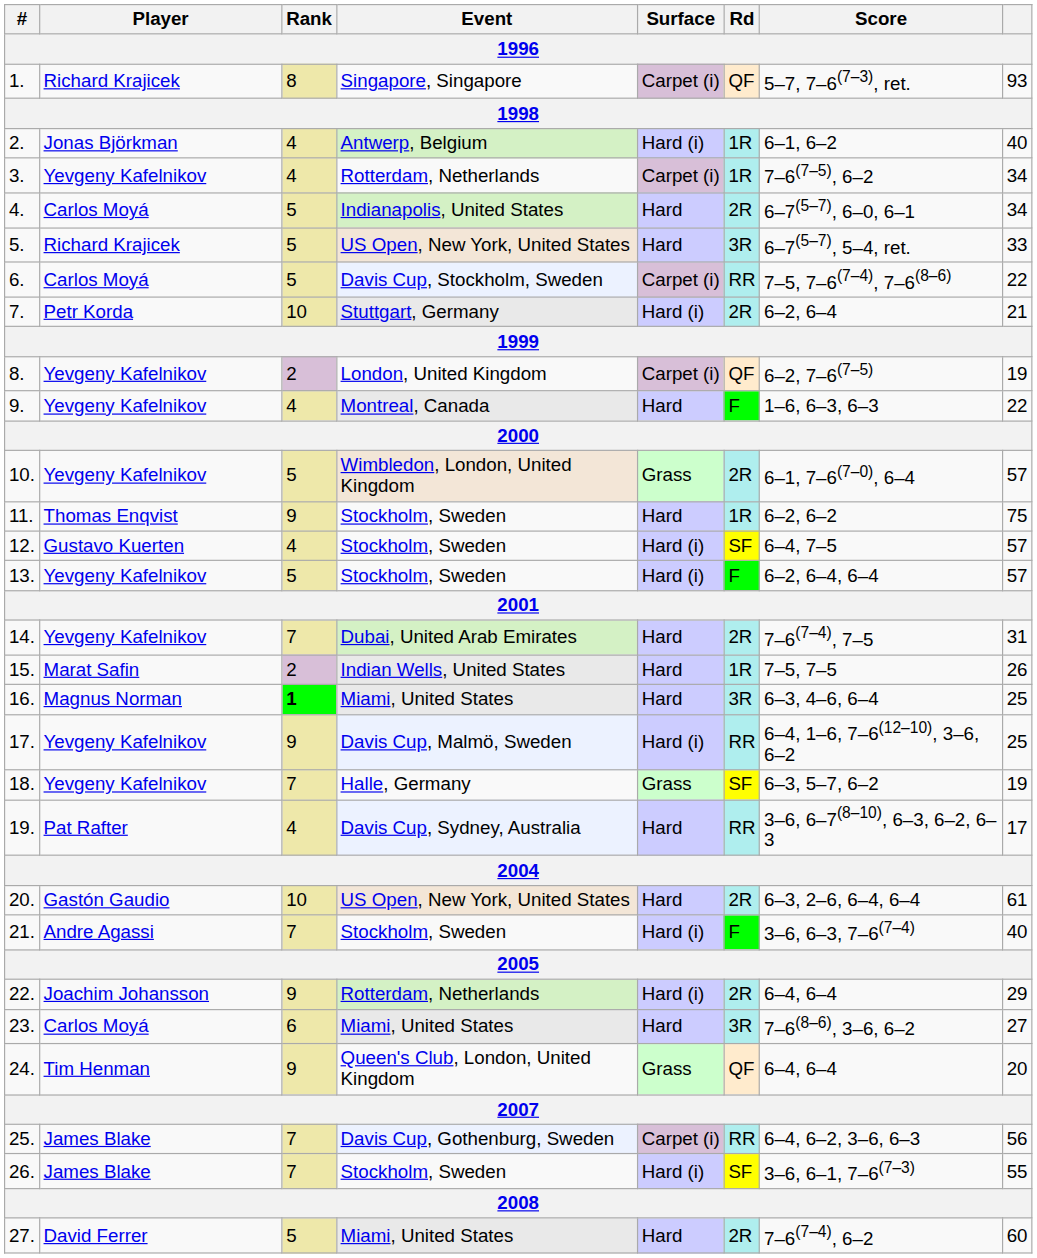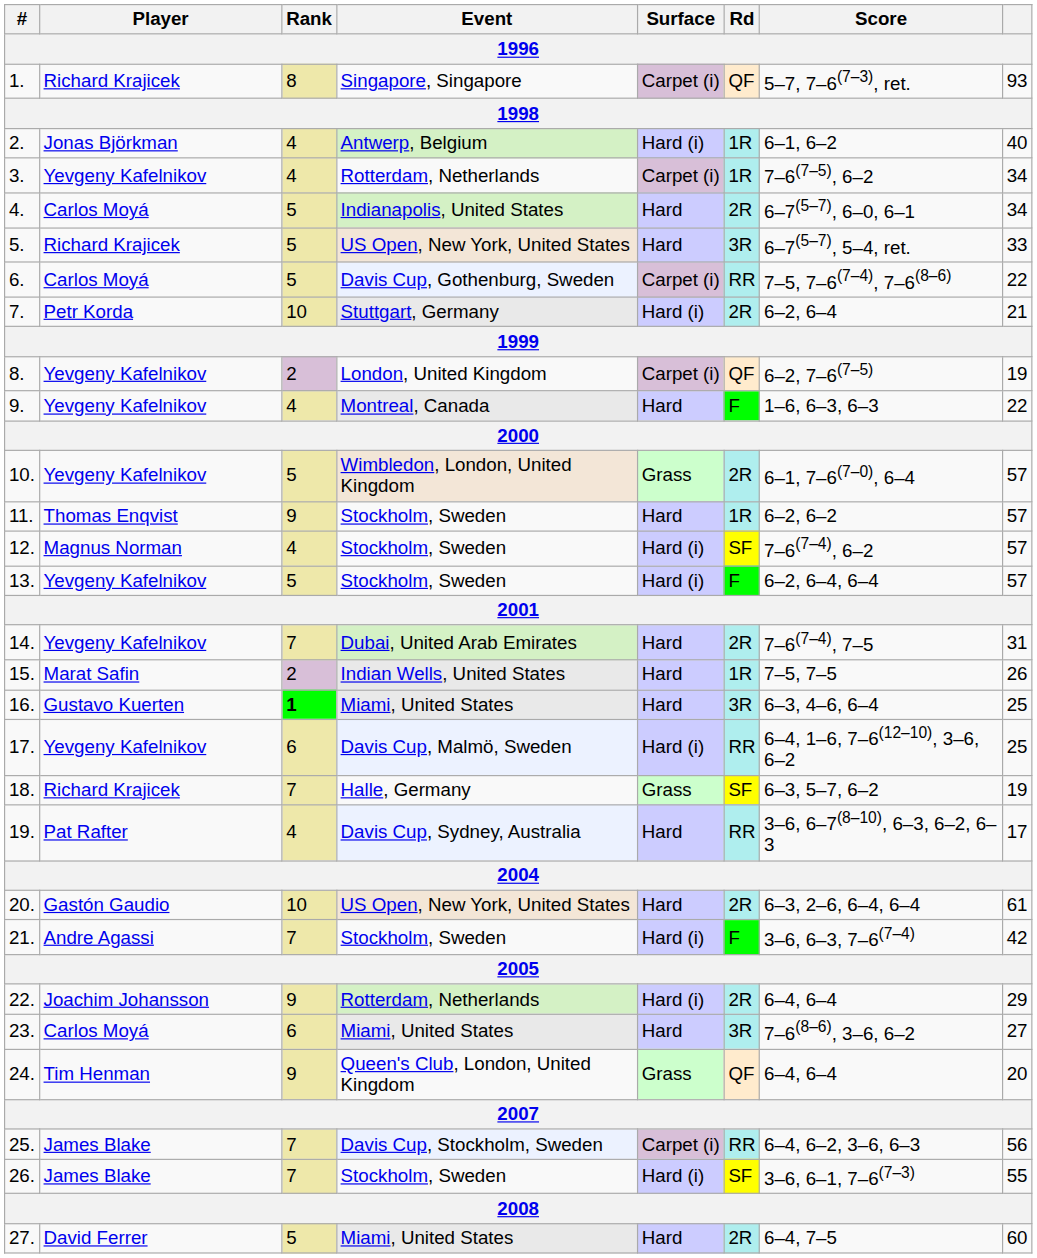(472, 279) Davis Cup, Stockholm, Sweden -> (477, 279) Davis Cup, Gothenburg, Sweden
(1017, 516) 75 -> (1017, 516) 57
(114, 545) Gustavo Kuerten -> (113, 548) Magnus Norman
(800, 545) 6–4, 7–5 -> (819, 548) 7–6(7–4), 6–2
(113, 699) Magnus Norman -> (114, 704) Gustavo Kuerten
(291, 742) 9 -> (291, 747) 6
(125, 784) Yevgeny Kafelnikov -> (112, 789) Richard Krajicek
(1017, 932) 40 -> (1017, 937) 42
(477, 1139) Davis Cup, Gothenburg, Sweden -> (472, 1144) Davis Cup, Stockholm, Sweden
(819, 1235) 7–6(7–4), 6–2 -> (800, 1238) 6–4, 7–5
